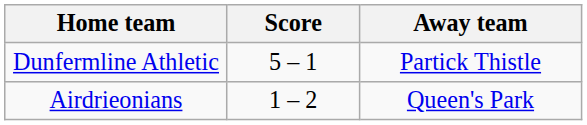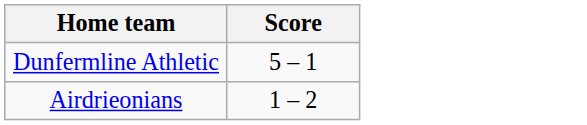- column: (470, 23)
